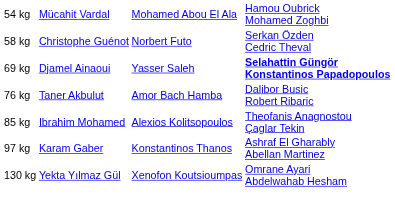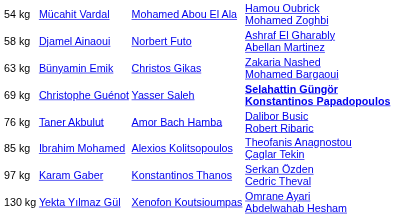(84, 42) Christophe Guénot -> (75, 42) Djamel Ainaoui
(279, 42) Serkan Özden Cedric Theval -> (290, 42) Ashraf El Gharably Abellan Martinez
+ row: (17, 68)
(75, 68) Djamel Ainaoui -> (84, 95) Christophe Guénot
(290, 149) Ashraf El Gharably Abellan Martinez -> (279, 176) Serkan Özden Cedric Theval
